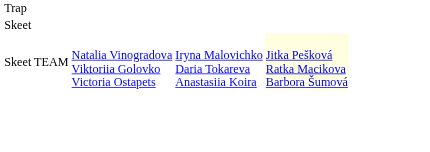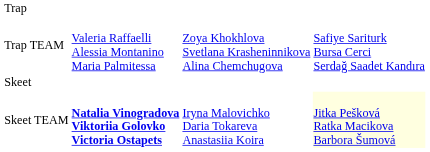+ row: (34, 45)
(122, 69) normal -> (125, 126) bold
